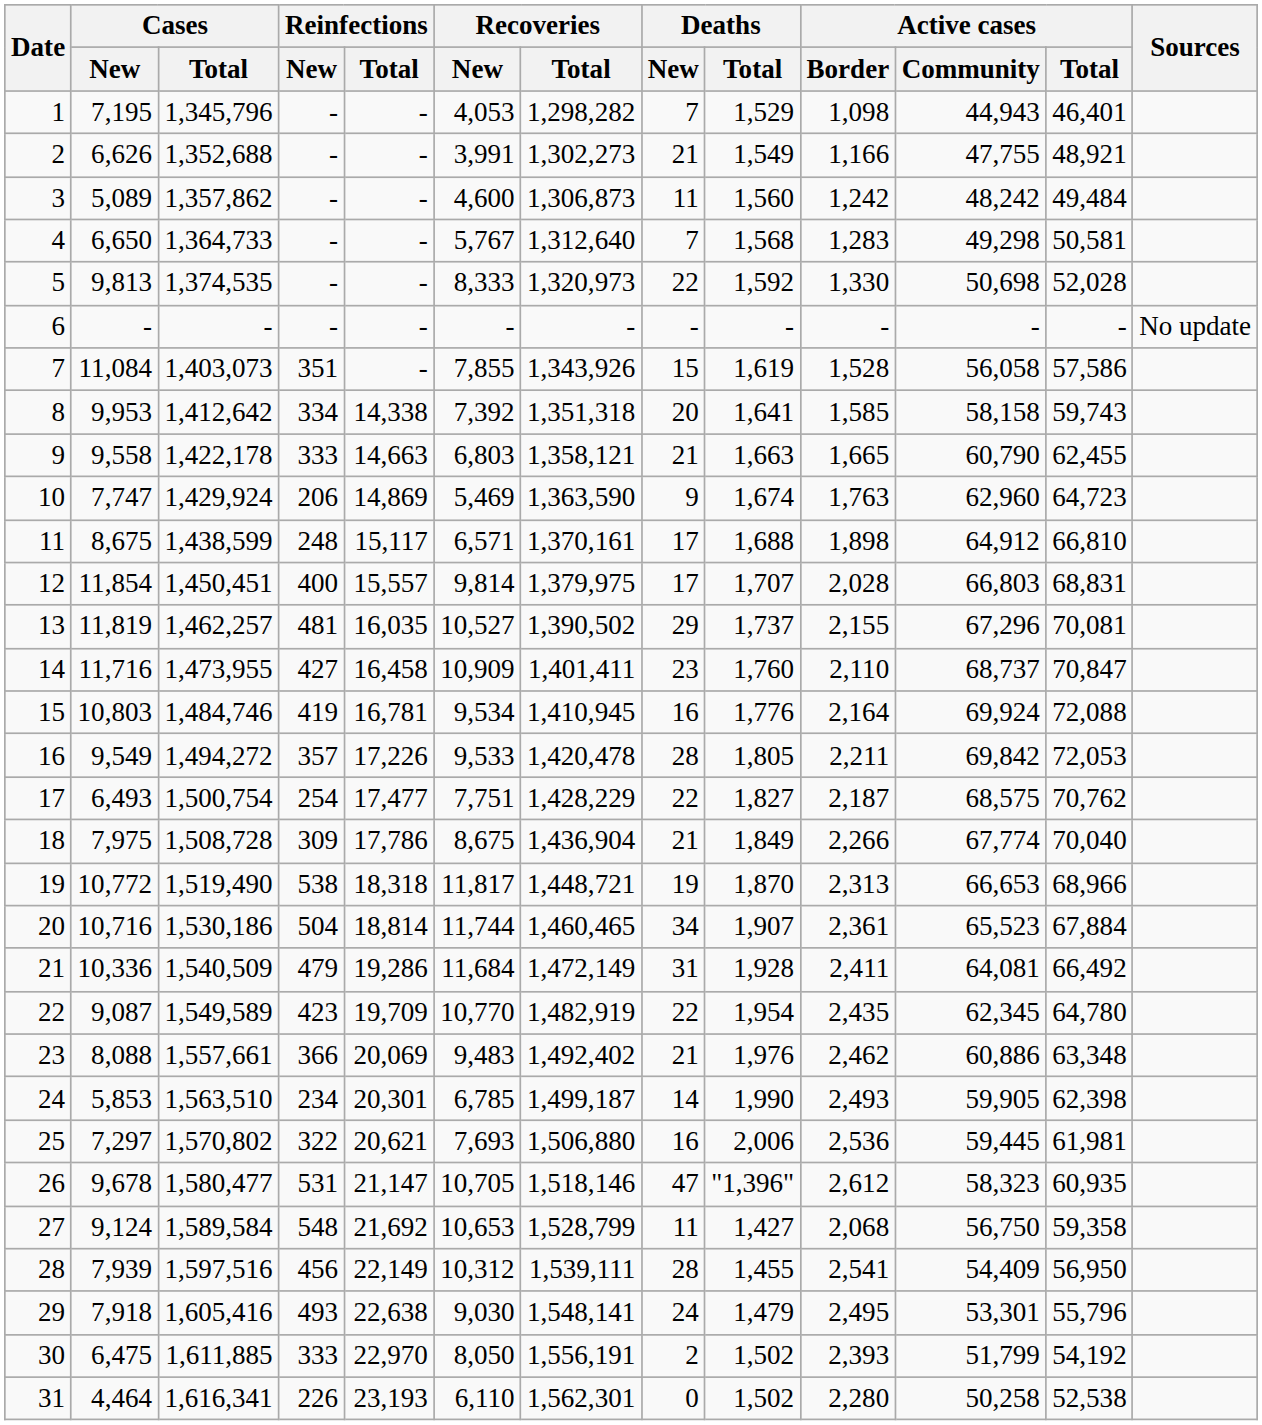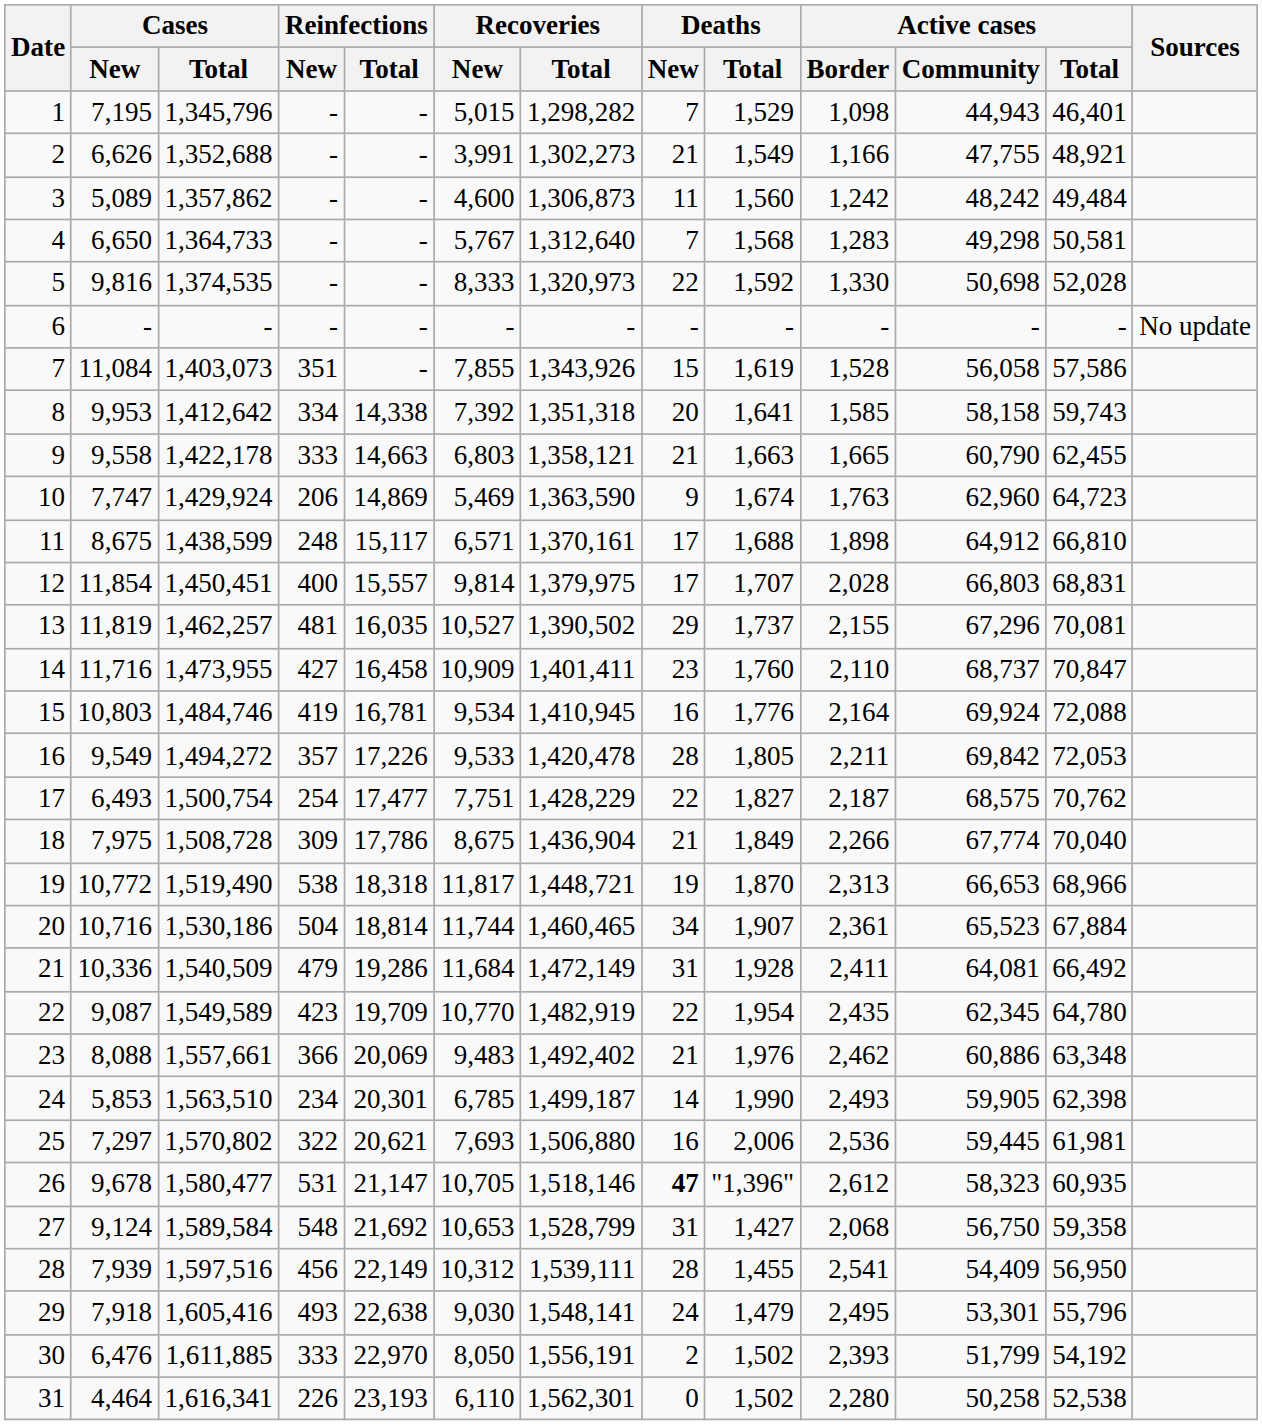(484, 111) 4,053 -> (484, 111) 5,015
(122, 283) 9,813 -> (122, 283) 9,816
(685, 1183) normal -> (685, 1183) bold
(686, 1226) 11 -> (685, 1226) 31
(122, 1355) 6,475 -> (122, 1355) 6,476
